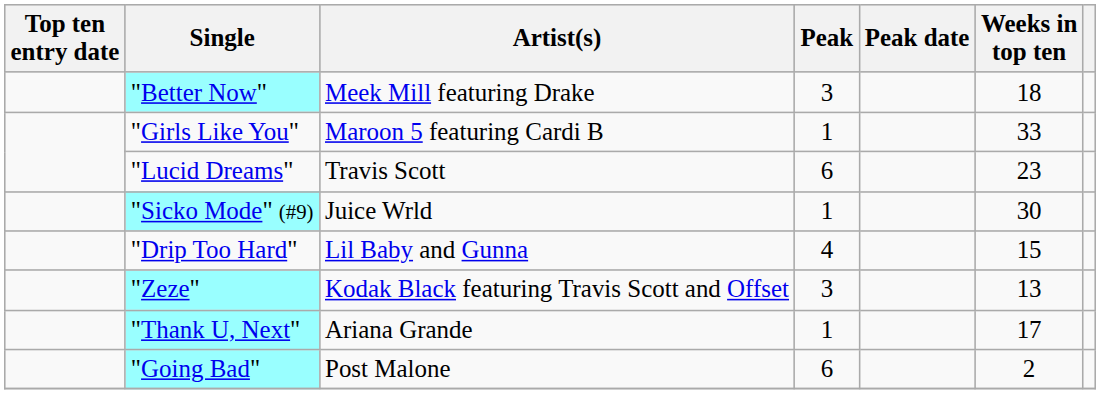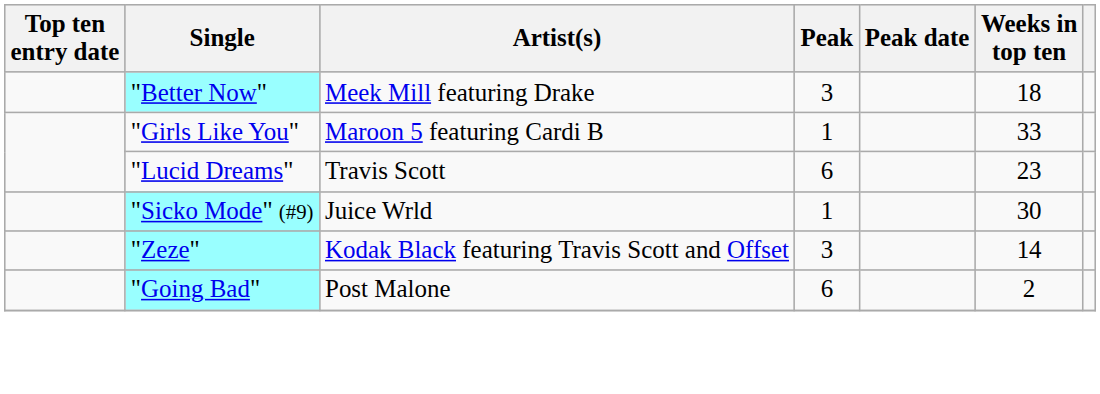- row: (214, 250)
(1029, 289) 13 -> (1029, 250) 14
- row: (216, 329)
